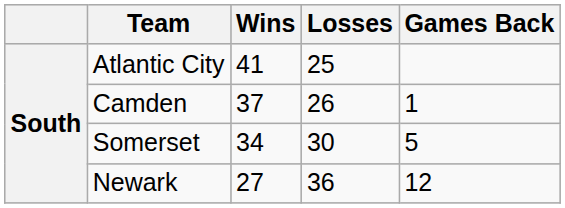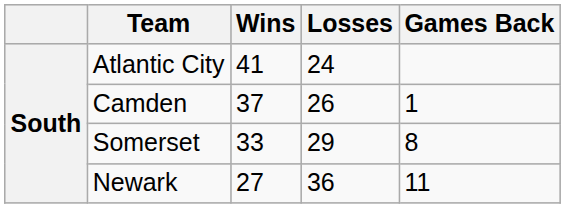(321, 63) 25 -> (321, 63) 24
(250, 143) 34 -> (250, 143) 33
(321, 143) 30 -> (321, 143) 29
(411, 143) 5 -> (411, 143) 8
(418, 182) 12 -> (417, 182) 11
